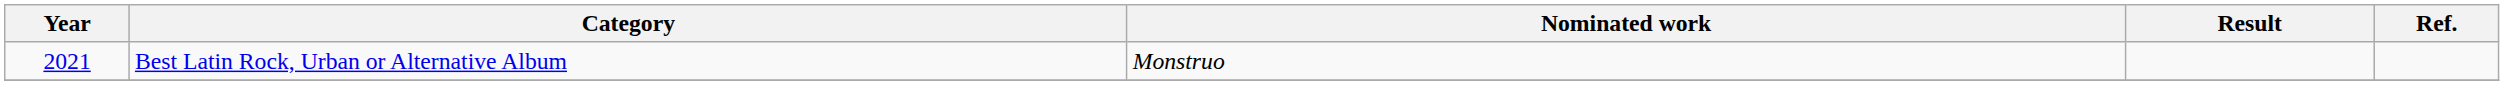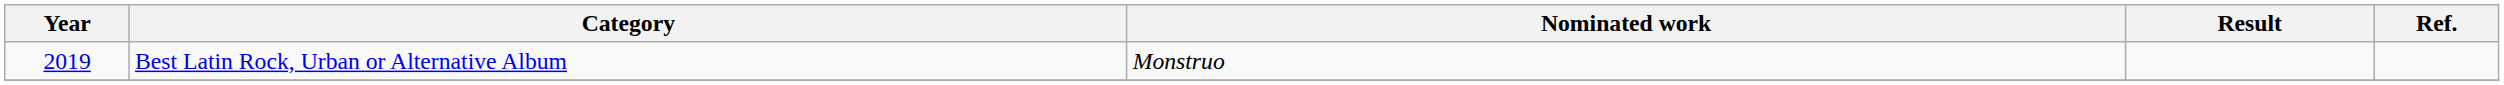(67, 60) 2021 -> (67, 60) 2019
